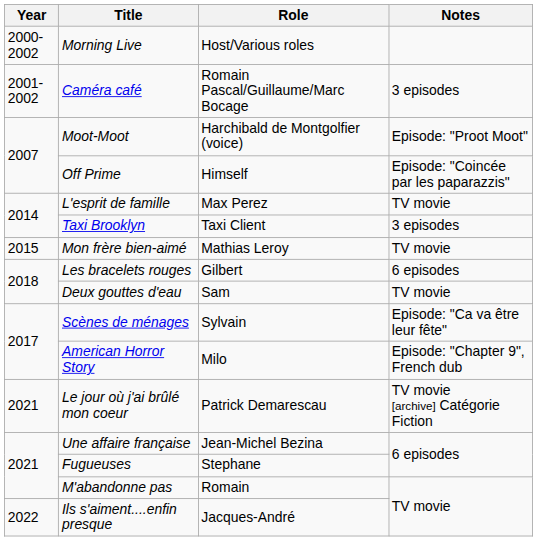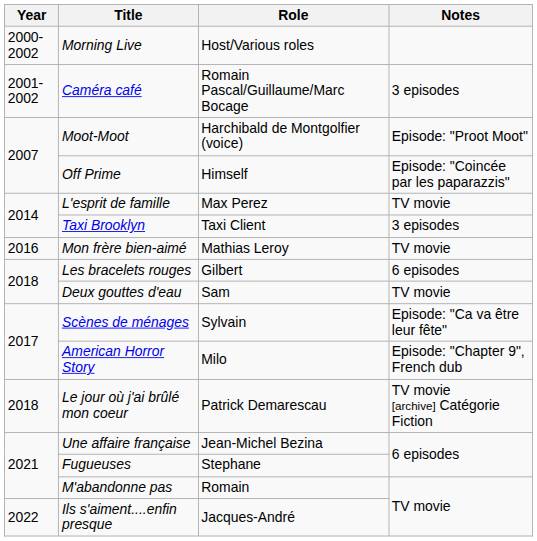(23, 248) 2015 -> (23, 248) 2016
(23, 405) 2021 -> (23, 405) 2018
